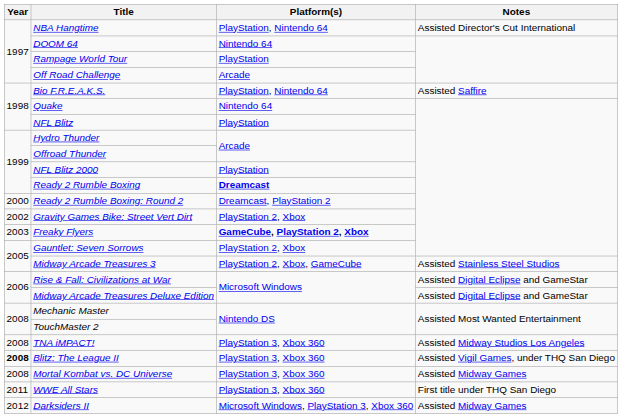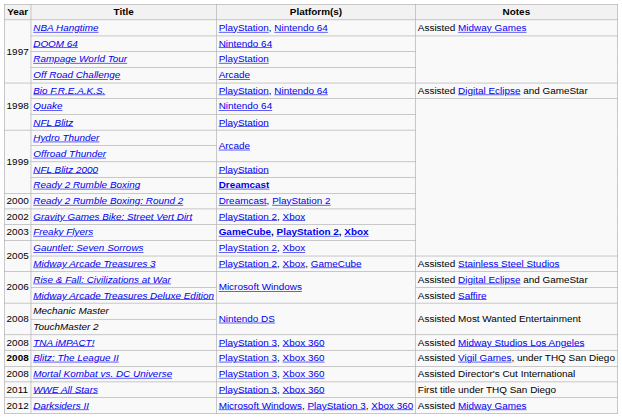(497, 28) Assisted Director's Cut International -> (472, 28) Assisted Midway Games
(452, 91) Assisted Saffire -> (503, 91) Assisted Digital Eclipse and GameStar
(503, 295) Assisted Digital Eclipse and GameStar -> (452, 295) Assisted Saffire
(472, 374) Assisted Midway Games -> (497, 374) Assisted Director's Cut International
